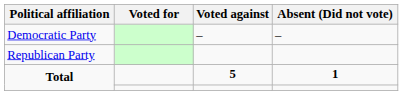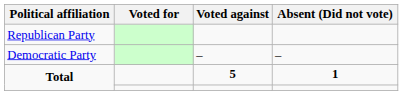rows swapped: (52, 34) <-> (51, 54)
